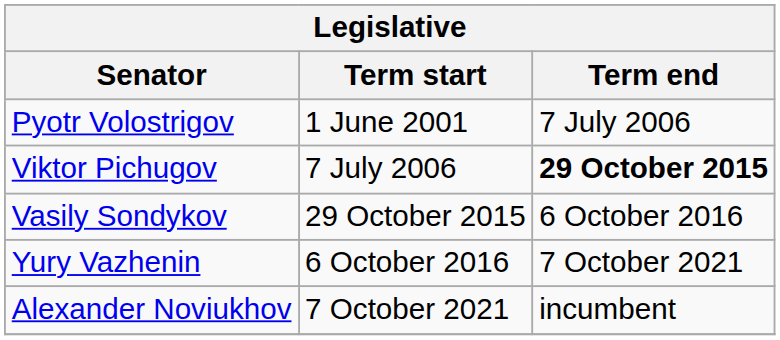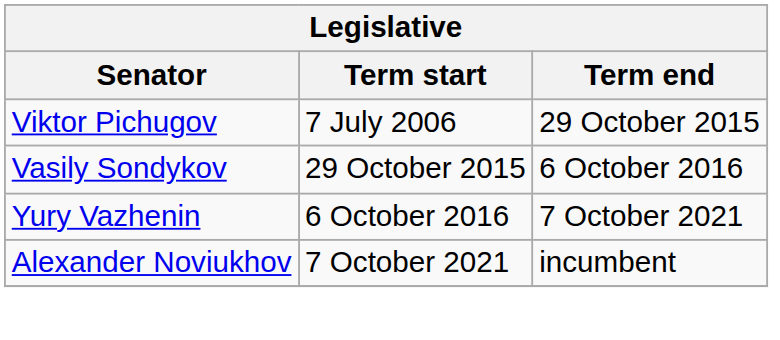- row: (123, 121)
(654, 168) bold -> (650, 121) normal
